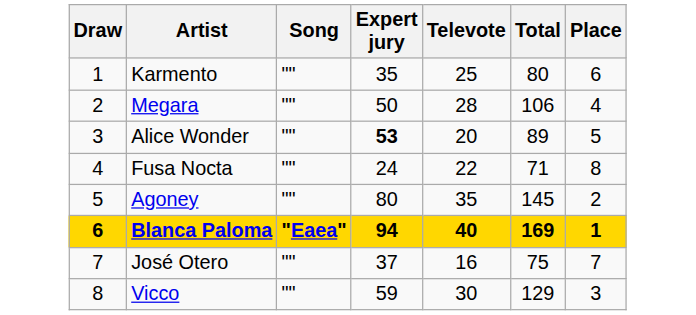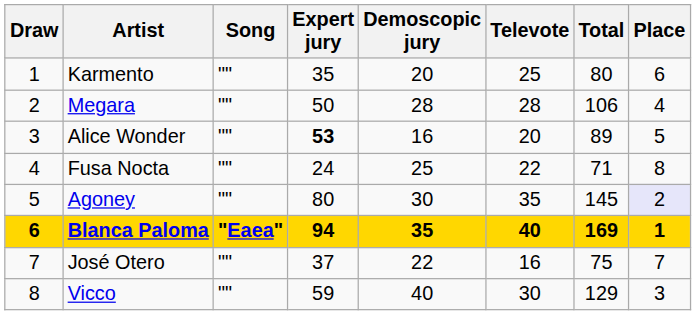+ column: (422, 31)
(596, 199) no background -> (659, 199) lavender background
